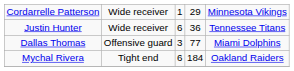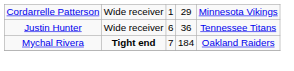- row: (53, 43)
(138, 58) normal -> (134, 43) bold
(180, 58) 6 -> (171, 43) 7
